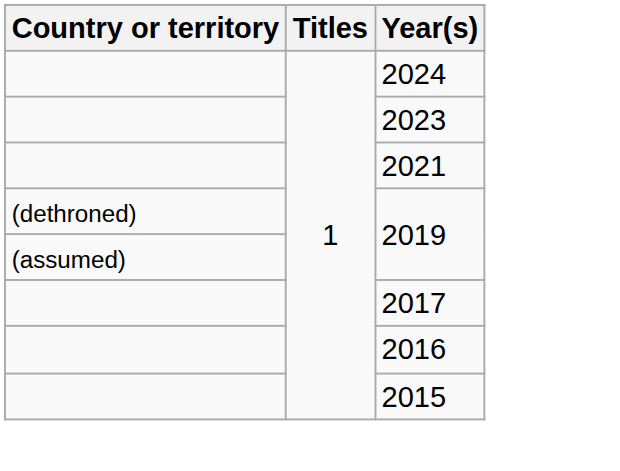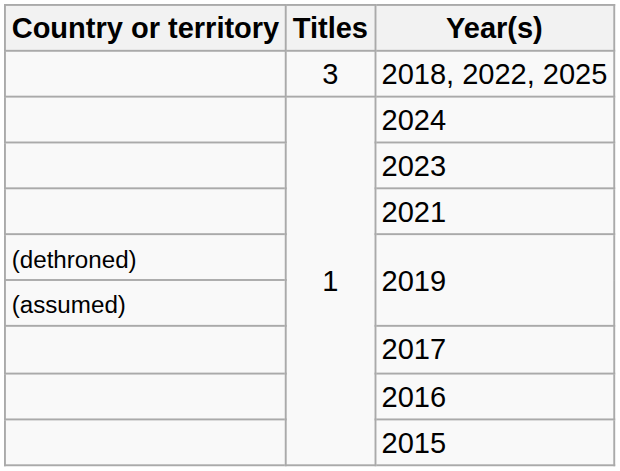+ row: (145, 74)
